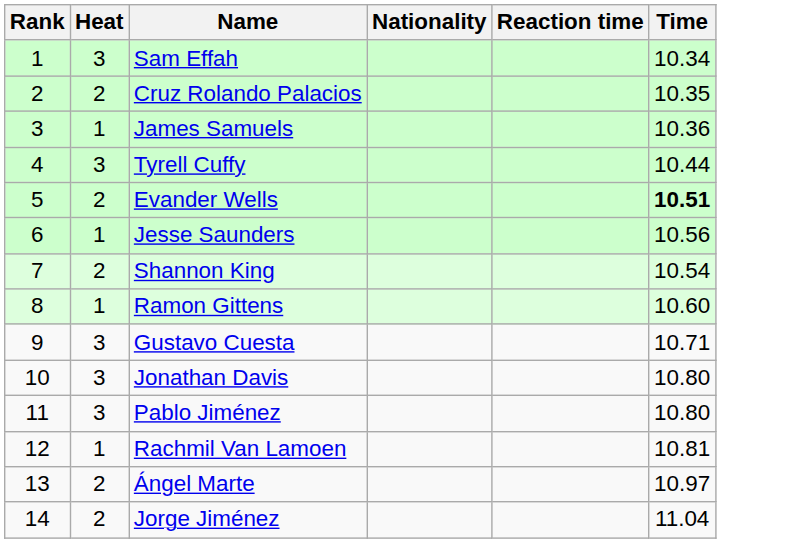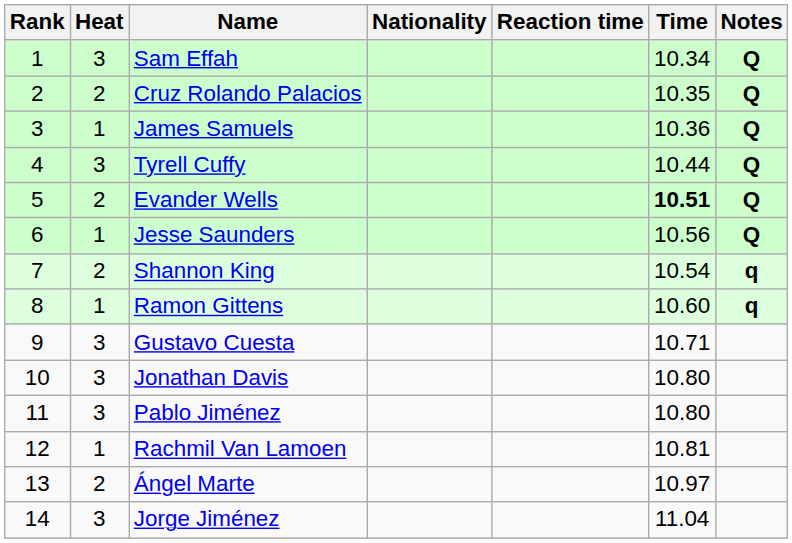+ column: (752, 22)
(99, 519) 2 -> (99, 519) 3
